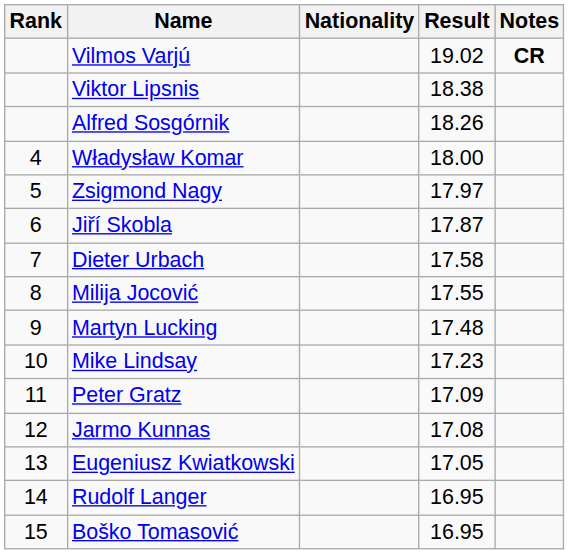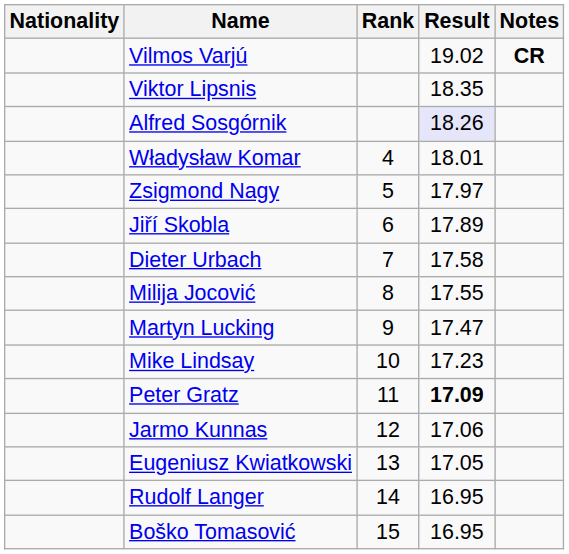columns swapped: (36, 21) <-> (359, 21)
(457, 89) 18.38 -> (457, 89) 18.35
(457, 123) no background -> (457, 123) lavender background
(457, 157) 18.00 -> (457, 157) 18.01
(457, 225) 17.87 -> (457, 225) 17.89
(457, 327) 17.48 -> (457, 327) 17.47
(457, 395) normal -> (457, 395) bold
(457, 429) 17.08 -> (457, 429) 17.06
